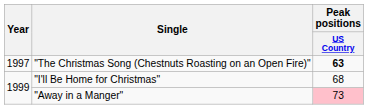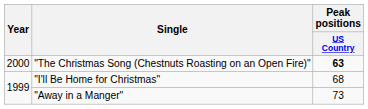(18, 63) 1997 -> (18, 63) 2000
(338, 96) pink background -> (338, 96) no background
